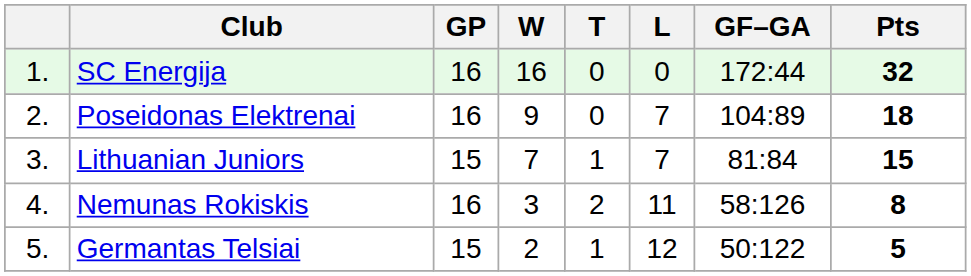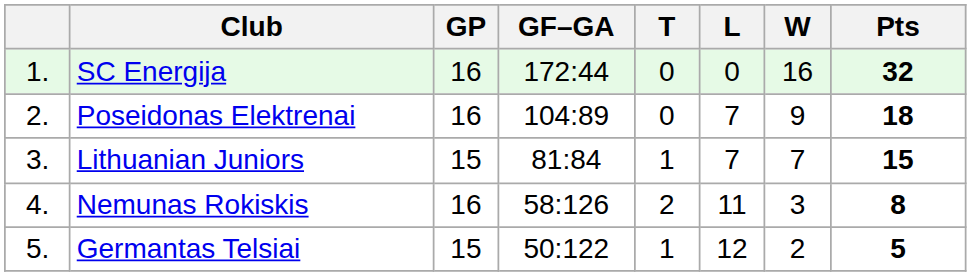columns swapped: (531, 26) <-> (763, 26)
